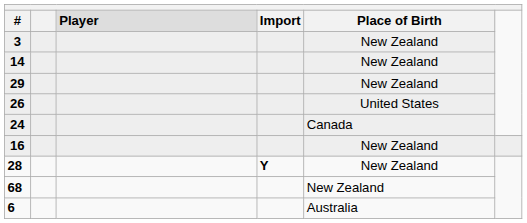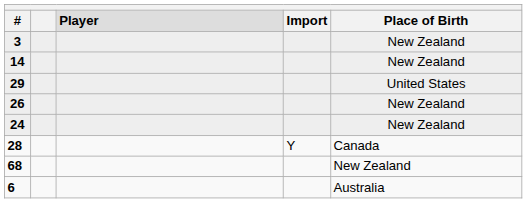(399, 83) New Zealand -> (426, 83) United States
(399, 104) United States -> (426, 104) New Zealand
(330, 124) Canada -> (426, 124) New Zealand
- row: (17, 145)
(264, 166) bold -> (291, 145) normal
(399, 166) New Zealand -> (356, 145) Canada
